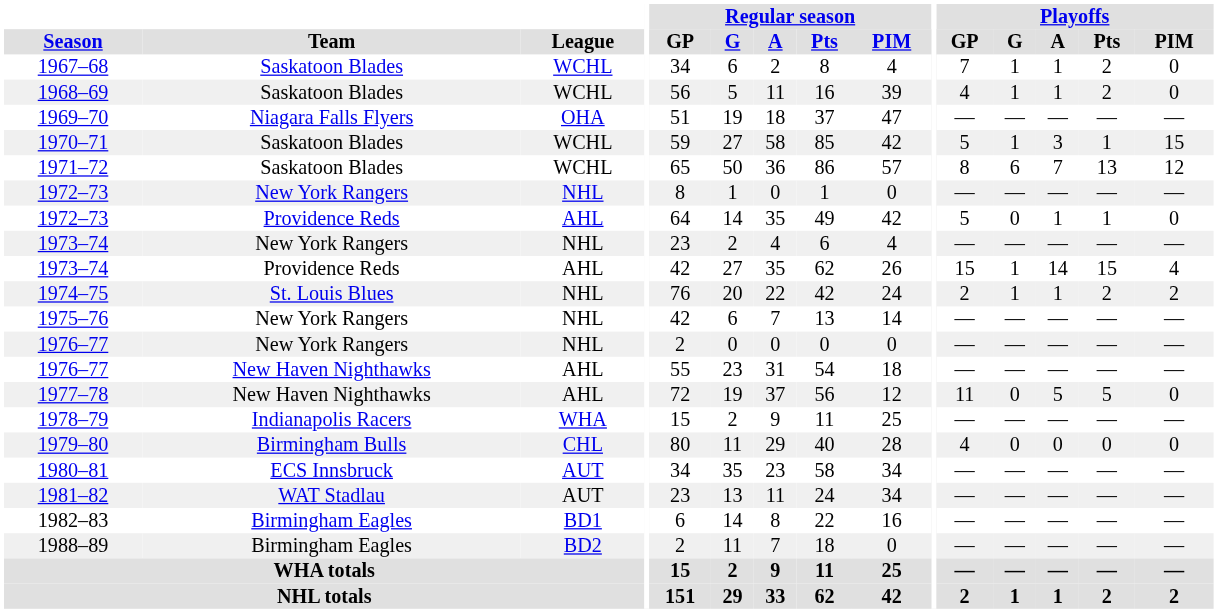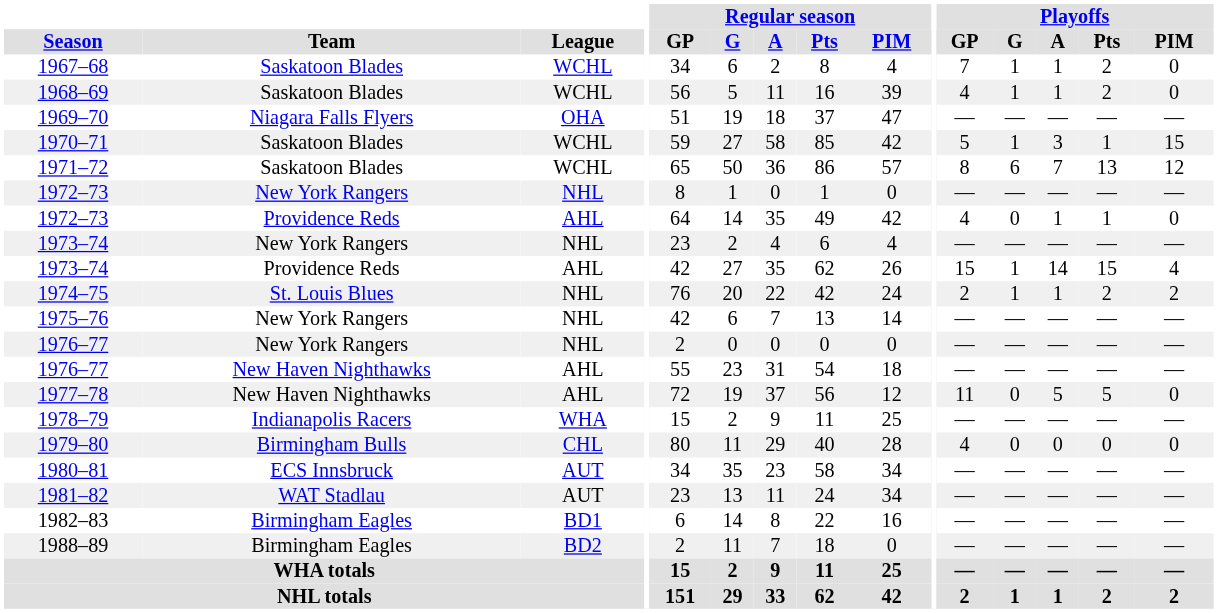(965, 218) 5 -> (965, 218) 4
